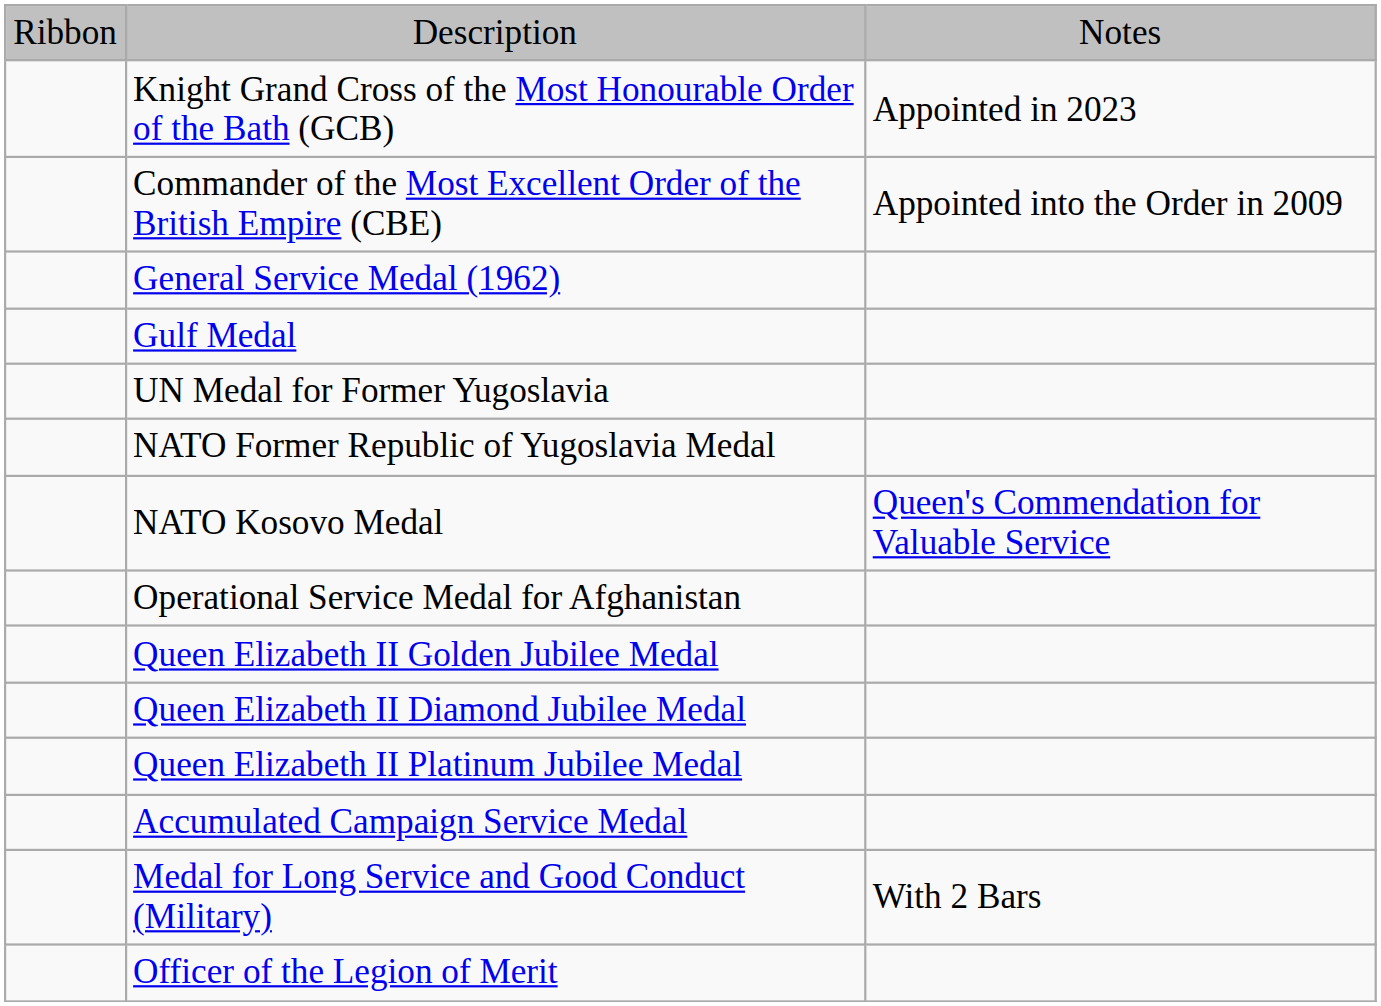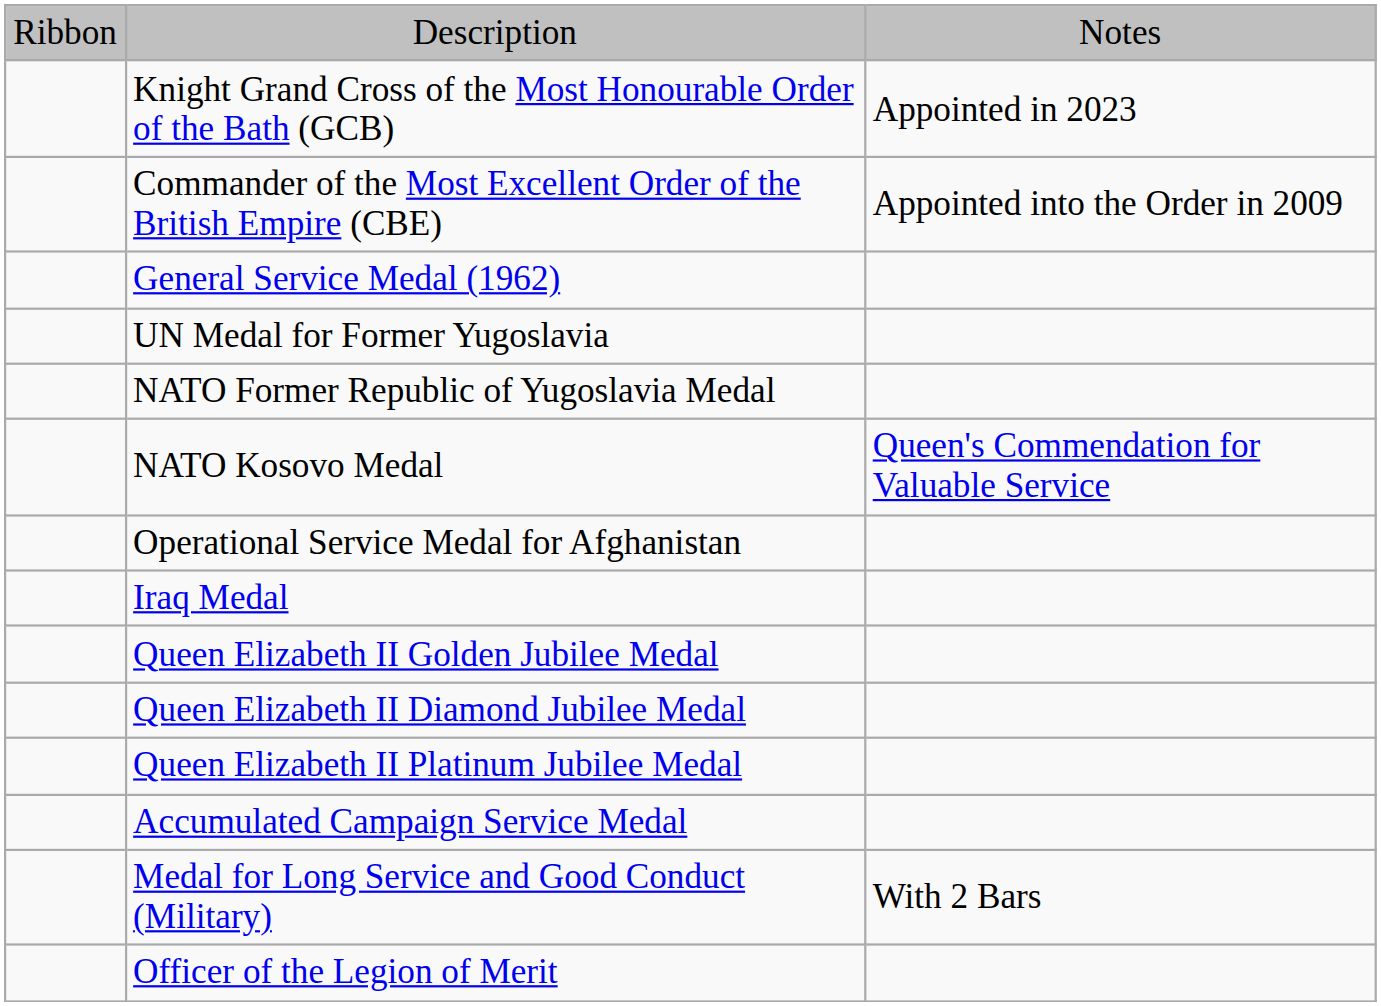- row: (215, 334)
+ row: (211, 597)
